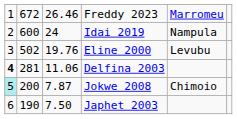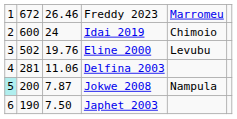(194, 32) Nampula -> (194, 32) Chimoio
(11, 68) bold -> (11, 68) normal
(194, 86) Chimoio -> (194, 86) Nampula
